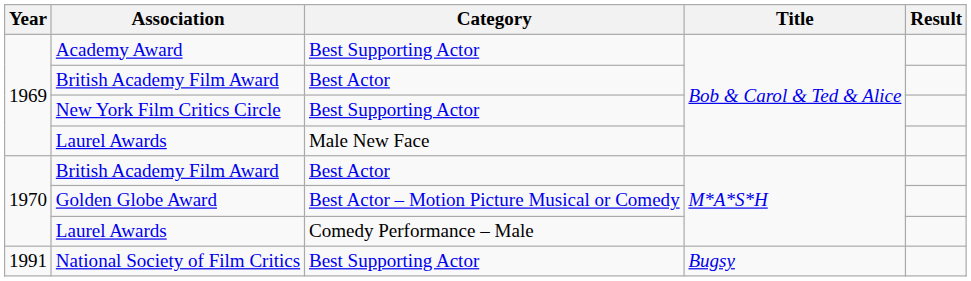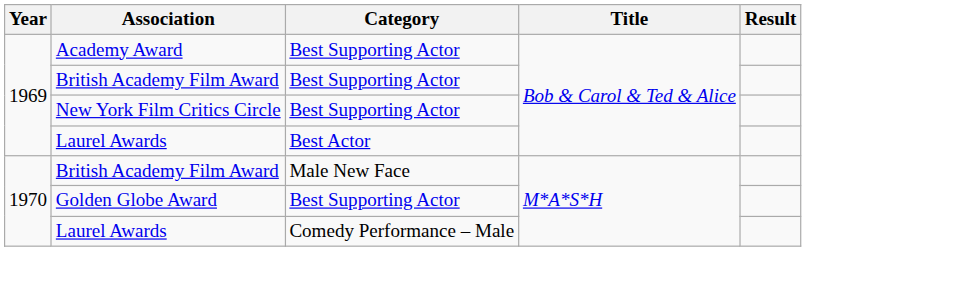(349, 79) Best Actor -> (375, 79) Best Supporting Actor
(369, 140) Male New Face -> (330, 140) Best Actor
(349, 170) Best Actor -> (350, 170) Male New Face
(494, 200) Best Actor – Motion Picture Musical or Comedy -> (375, 200) Best Supporting Actor
- row: (28, 261)
